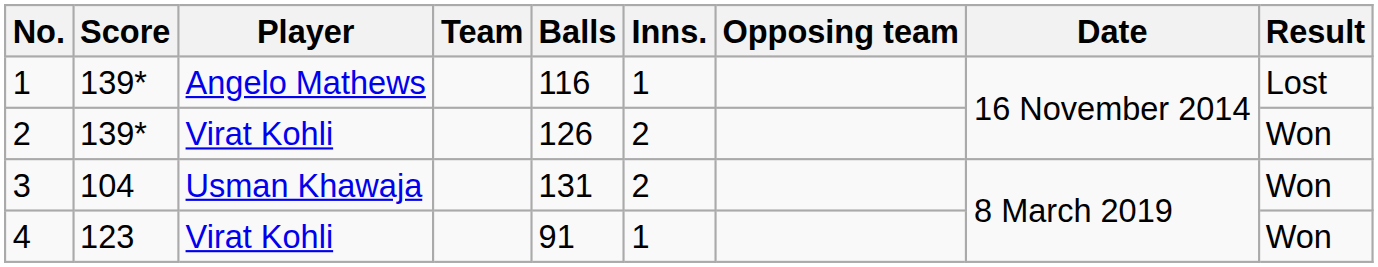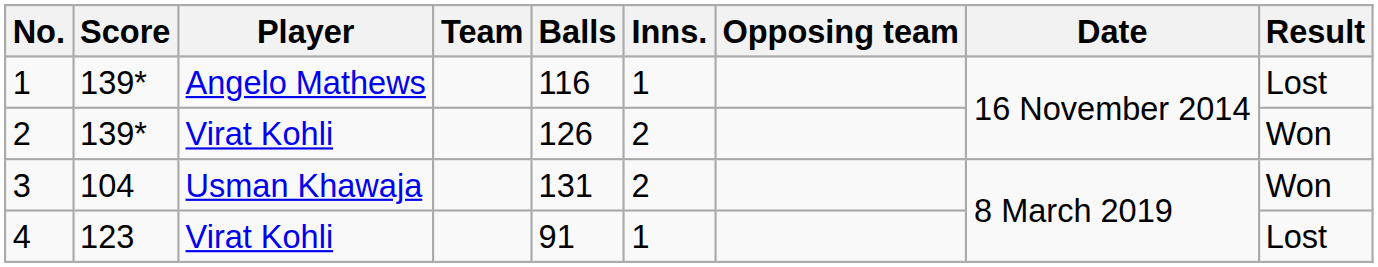(1299, 237) Won -> (1296, 237) Lost
